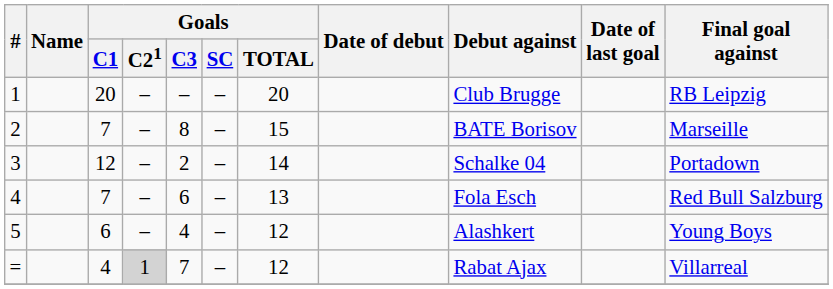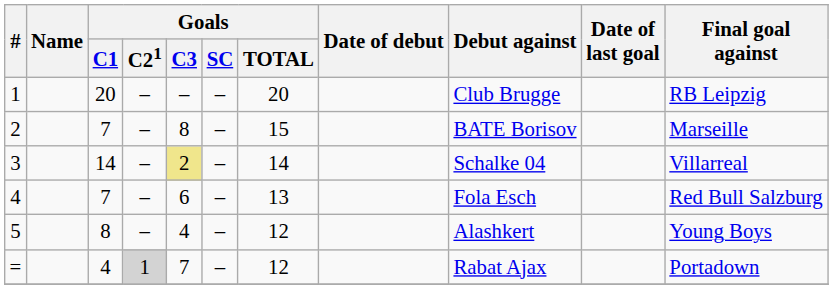(105, 163) 12 -> (105, 163) 14
(184, 163) no background -> (184, 163) khaki background
(714, 163) Portadown -> (709, 163) Villarreal
(105, 232) 6 -> (105, 232) 8
(709, 266) Villarreal -> (714, 266) Portadown
